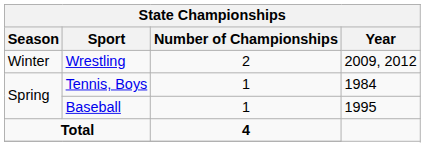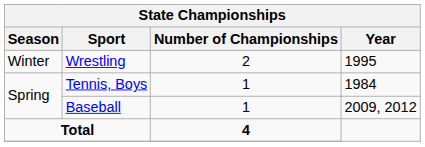(381, 61) 2009, 2012 -> (361, 61) 1995
(361, 107) 1995 -> (381, 107) 2009, 2012
